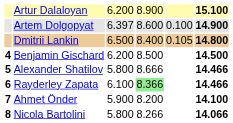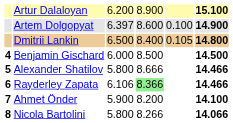(120, 55) 6.200 -> (120, 55) 6.000
(120, 84) 6.100 -> (120, 84) 6.106
